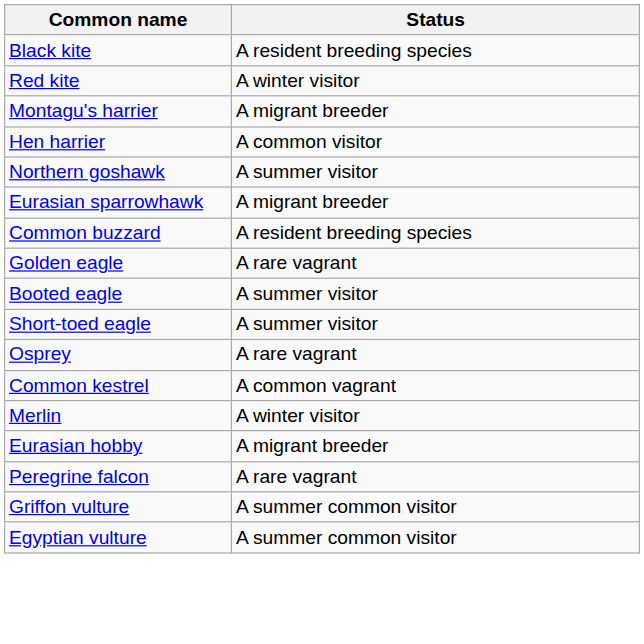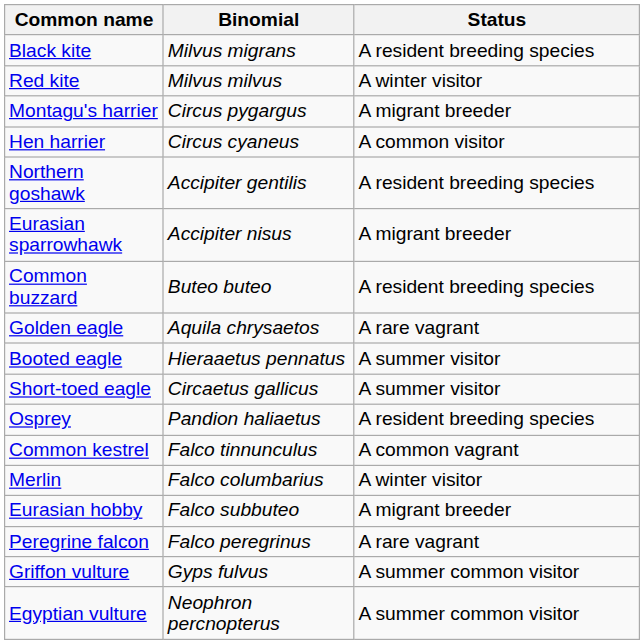+ column: (259, 19)
(307, 171) A summer visitor -> (476, 182) A resident breeding species
(296, 354) A rare vagrant -> (476, 419) A resident breeding species
